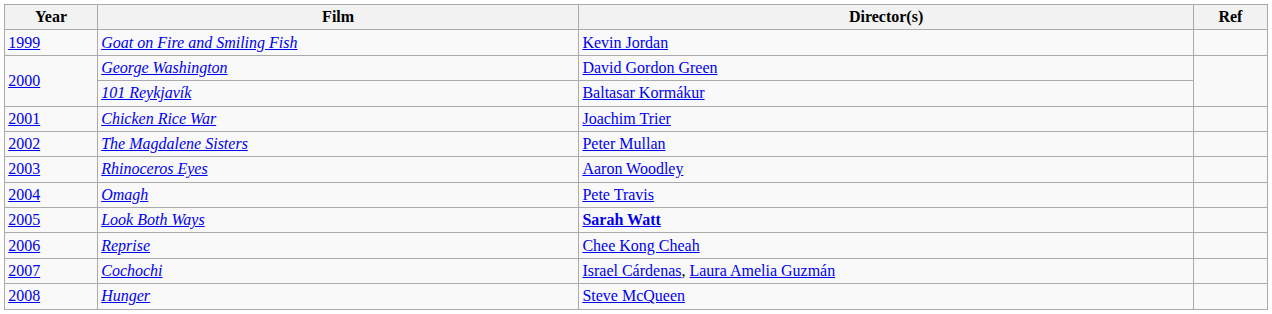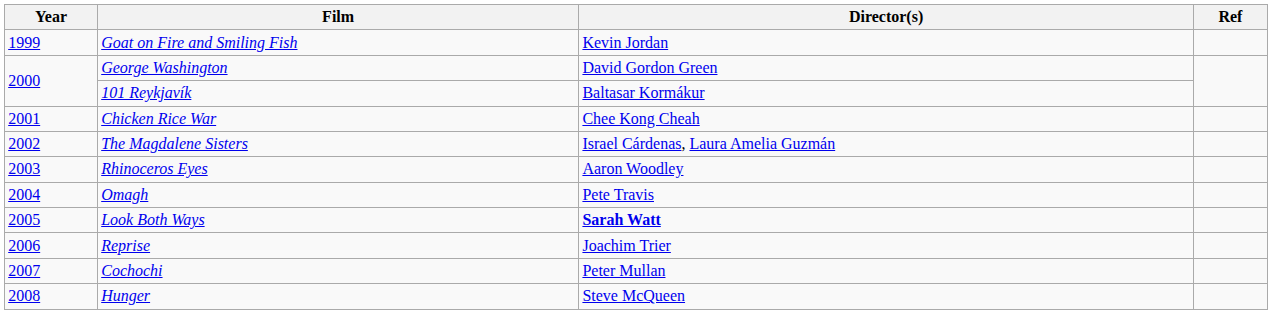(627, 118) Joachim Trier -> (641, 118) Chee Kong Cheah
(624, 144) Peter Mullan -> (709, 144) Israel Cárdenas, Laura Amelia Guzmán
(641, 245) Chee Kong Cheah -> (627, 245) Joachim Trier
(709, 270) Israel Cárdenas, Laura Amelia Guzmán -> (624, 270) Peter Mullan
